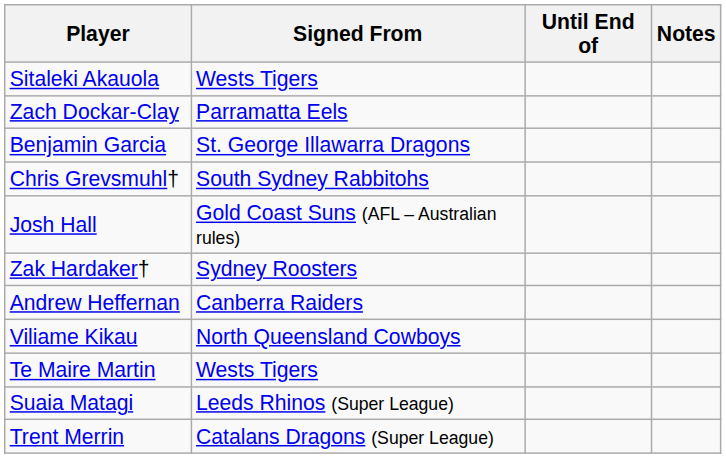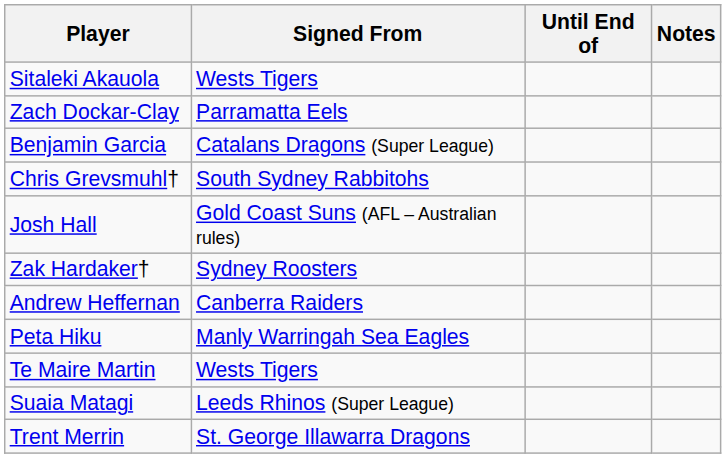(333, 146) St. George Illawarra Dragons -> (345, 146) Catalans Dragons (Super League)
+ row: (56, 336)
- row: (74, 336)
(345, 437) Catalans Dragons (Super League) -> (333, 437) St. George Illawarra Dragons
